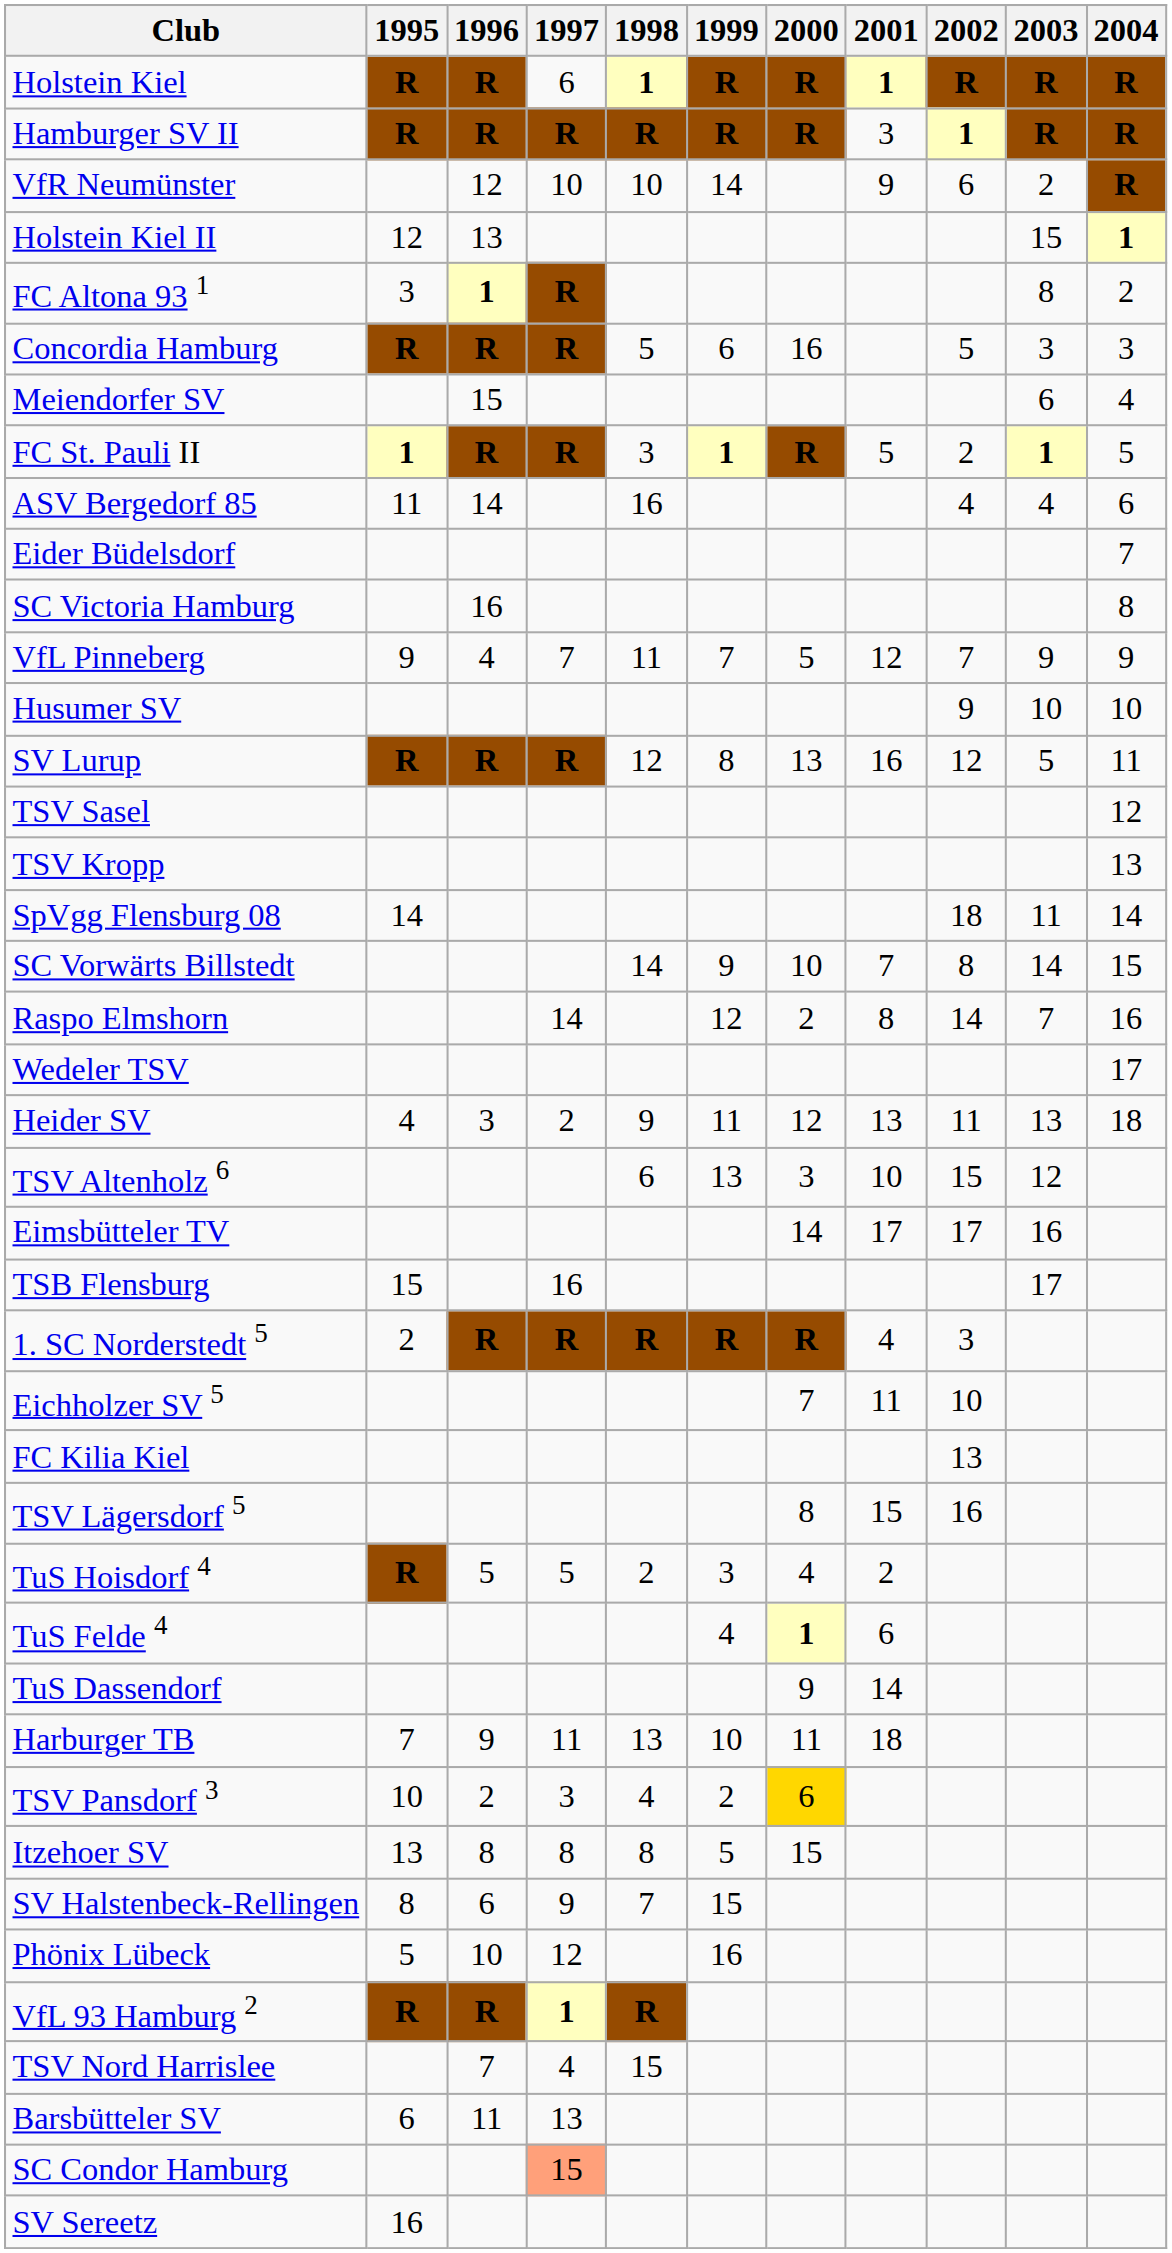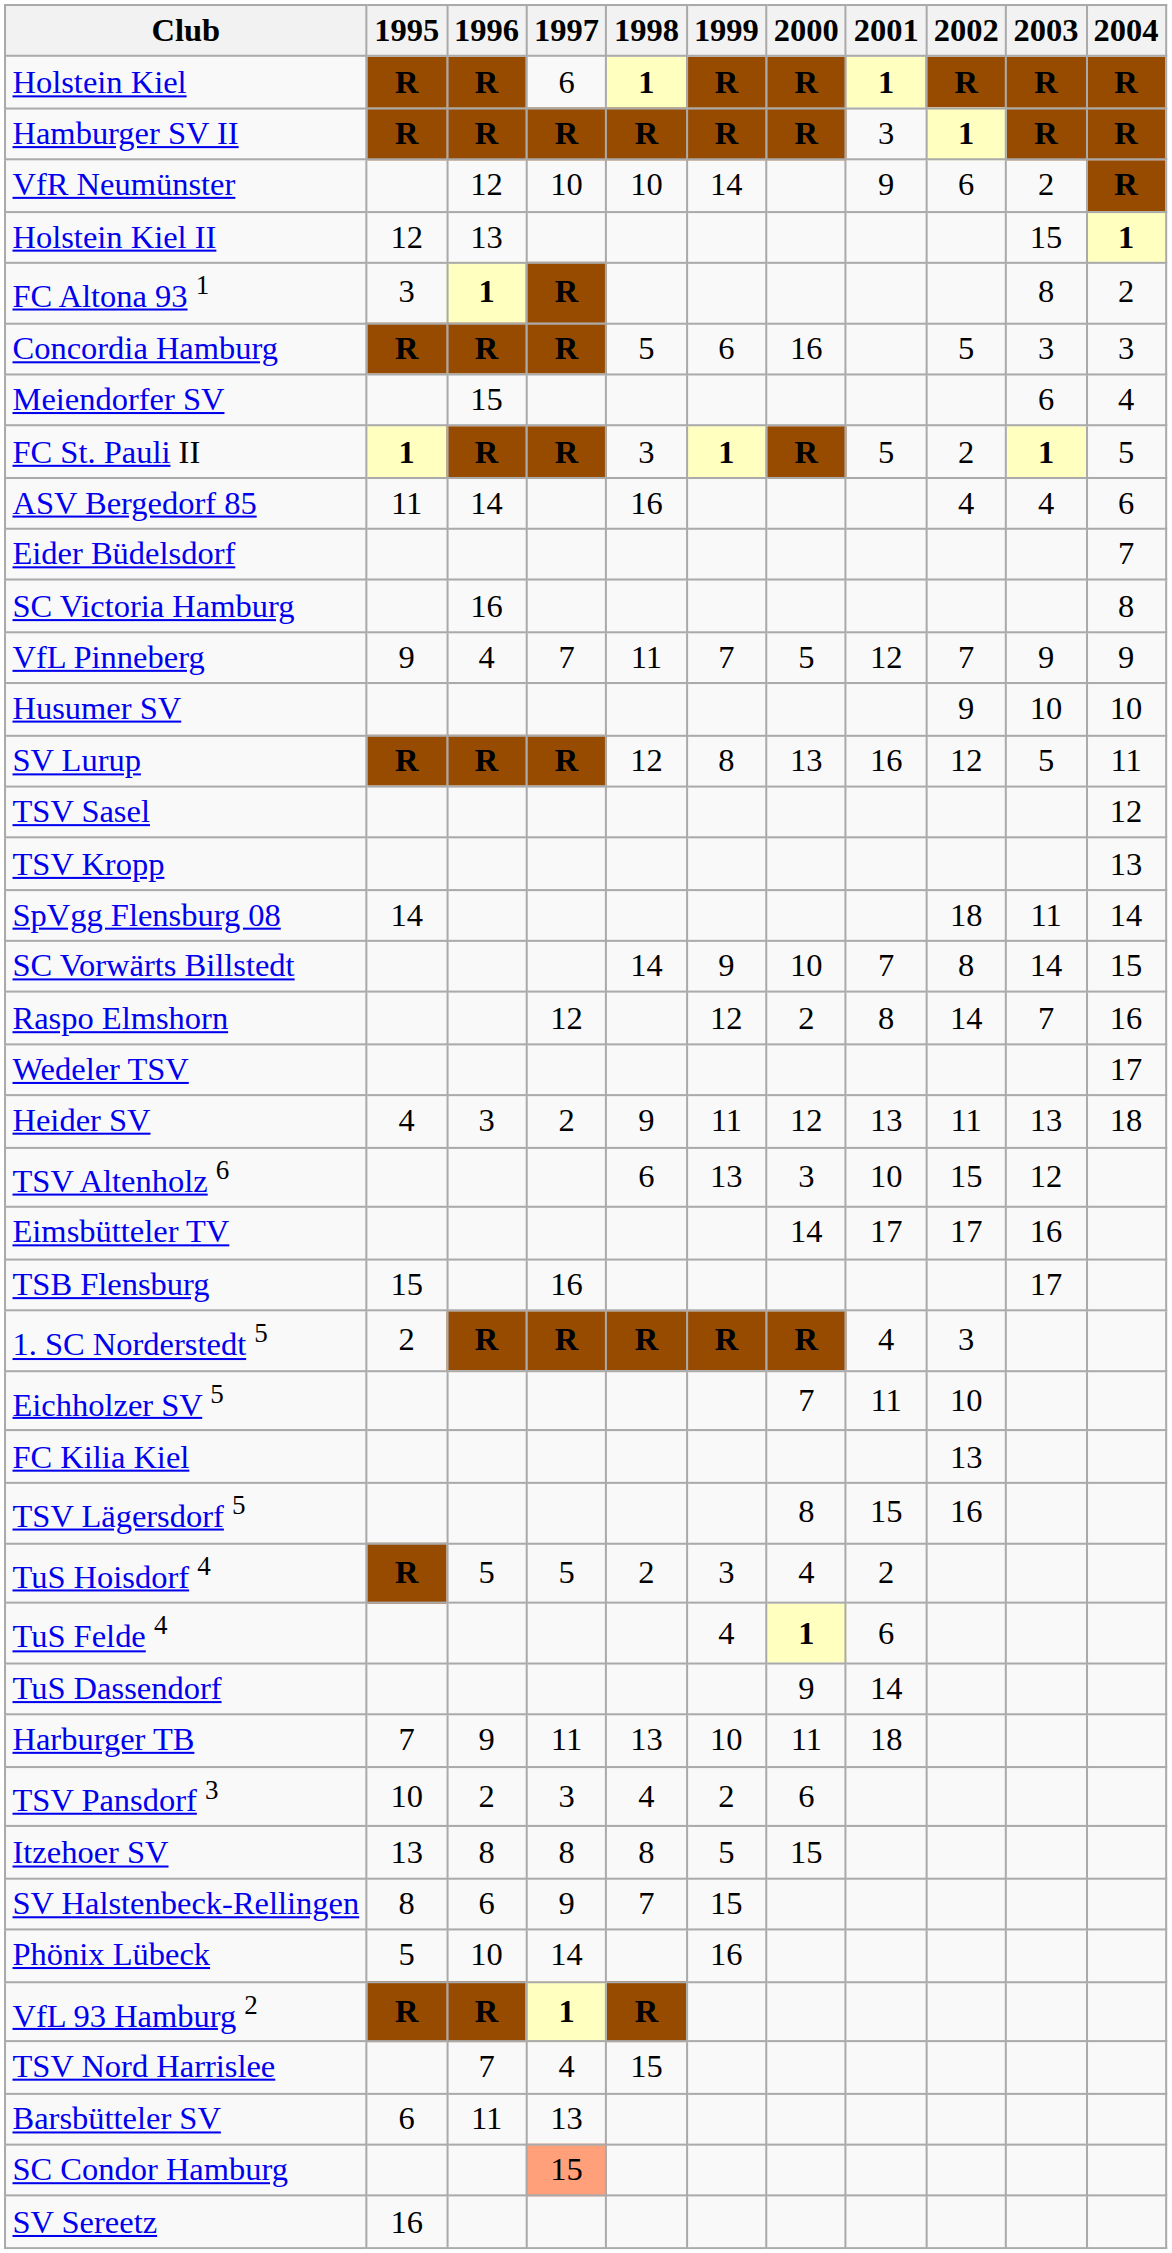(567, 1017) 14 -> (567, 1017) 12
(806, 1796) gold background -> (806, 1796) no background
(567, 1954) 12 -> (567, 1954) 14
